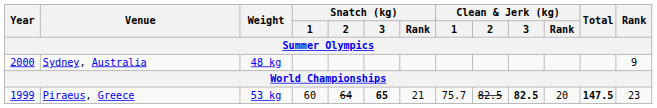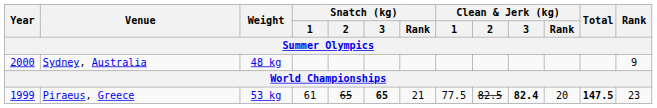(310, 95) 60 -> (310, 95) 61
(346, 95) 64 -> (346, 95) 65
(454, 95) 75.7 -> (454, 95) 77.5
(526, 95) 82.5 -> (526, 95) 82.4
